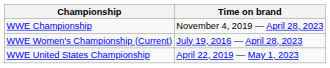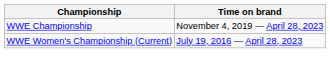- row: (78, 55)
